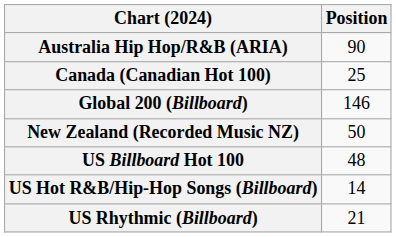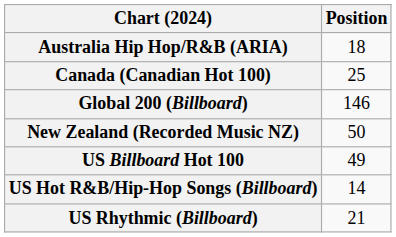(357, 47) 90 -> (357, 47) 18
(357, 160) 48 -> (357, 160) 49
